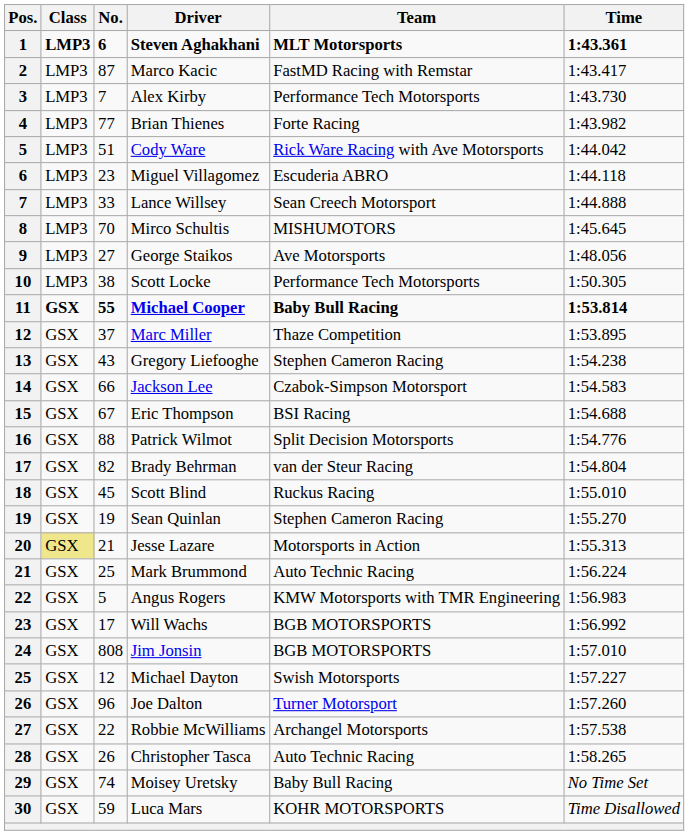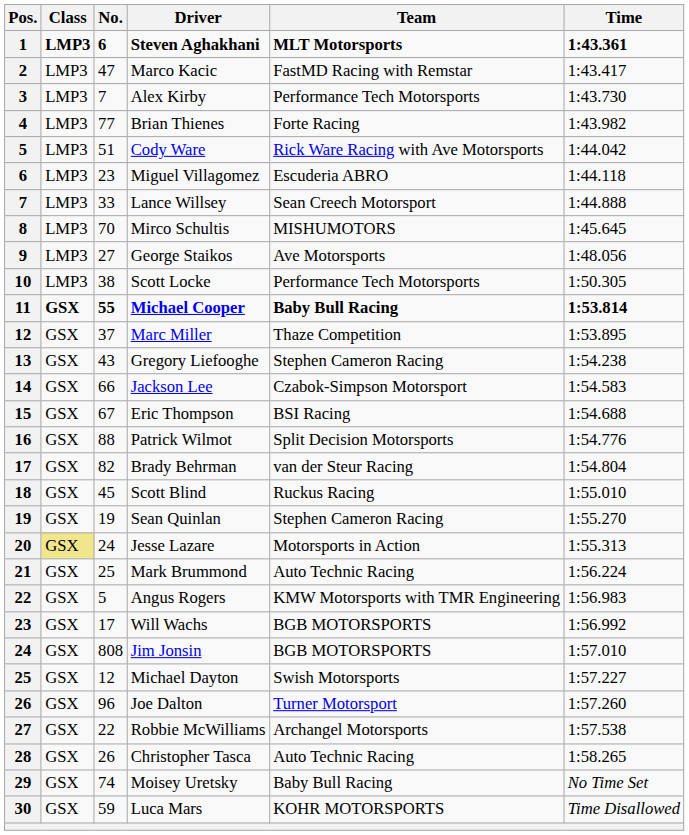(106, 70) 87 -> (106, 70) 47
(106, 545) 21 -> (106, 545) 24
